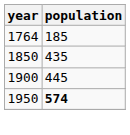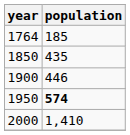(56, 78) 445 -> (56, 78) 446
+ row: (23, 120)
